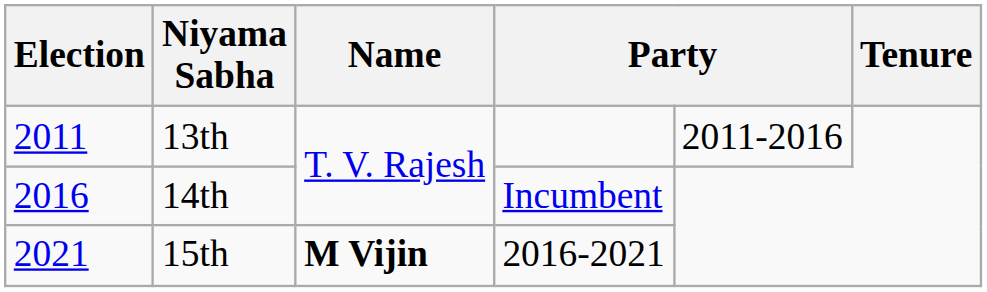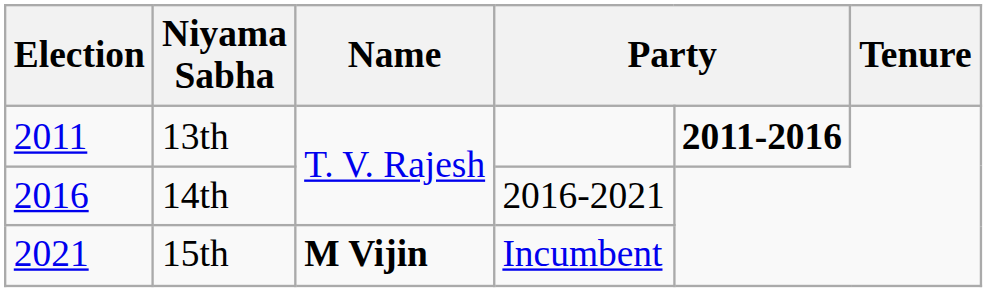(762, 135) normal -> (762, 135) bold
(582, 195) Incumbent -> (583, 195) 2016-2021
(583, 254) 2016-2021 -> (582, 254) Incumbent
